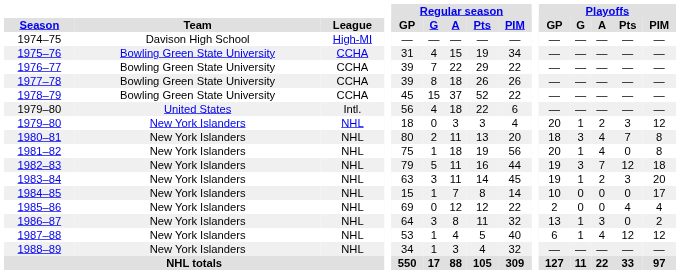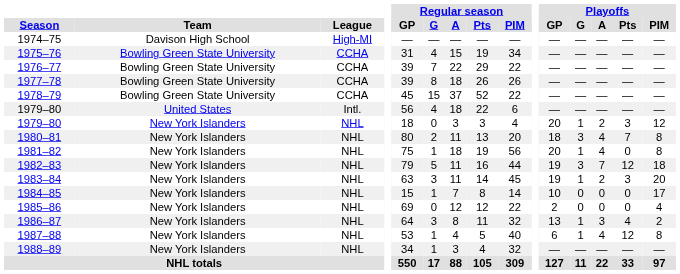(628, 207) 4 -> (628, 207) 0
(628, 221) 0 -> (628, 221) 4
(659, 235) 12 -> (659, 235) 8
